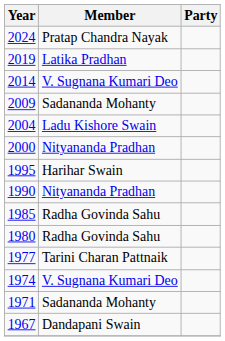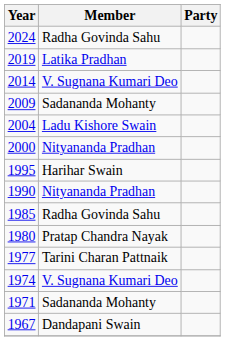(105, 37) Pratap Chandra Nayak -> (101, 37) Radha Govinda Sahu
(101, 236) Radha Govinda Sahu -> (105, 236) Pratap Chandra Nayak
